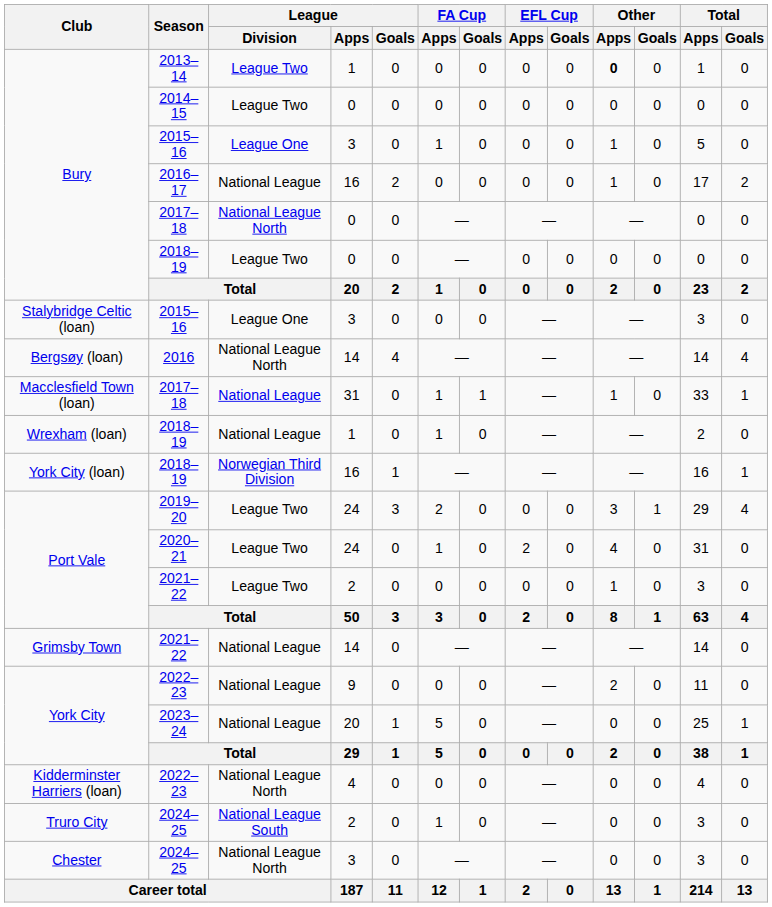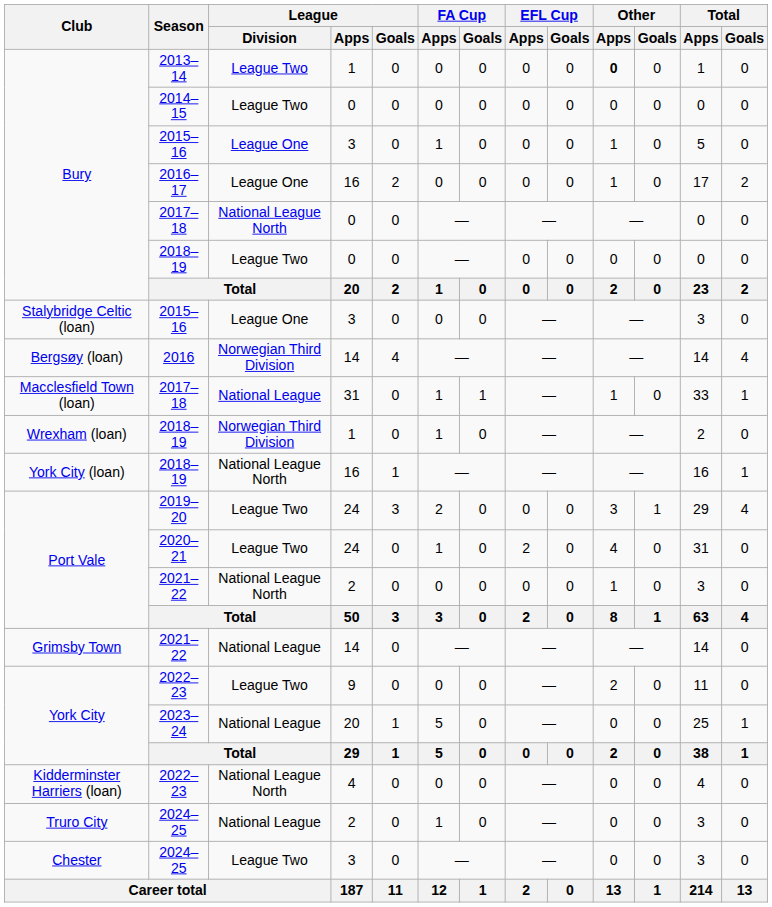(270, 182) National League -> (270, 182) League One
(270, 357) National League North -> (270, 357) Norwegian Third Division
(270, 434) National League -> (270, 434) Norwegian Third Division
(270, 472) Norwegian Third Division -> (270, 472) National League North
(270, 586) League Two -> (270, 586) National League North
(270, 685) National League -> (270, 685) League Two
(270, 822) National League South -> (270, 822) National League
(270, 860) National League North -> (270, 860) League Two
